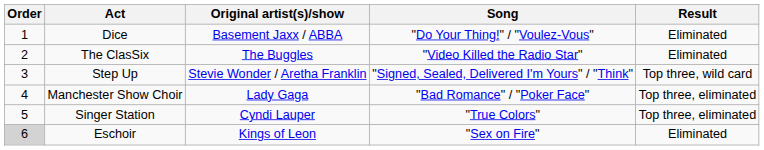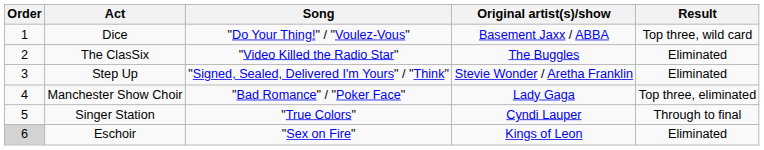columns swapped: (503, 14) <-> (277, 14)
(698, 34) Eliminated -> (698, 34) Top three, wild card
(698, 74) Top three, wild card -> (698, 74) Eliminated
(698, 114) Top three, eliminated -> (698, 114) Through to final
